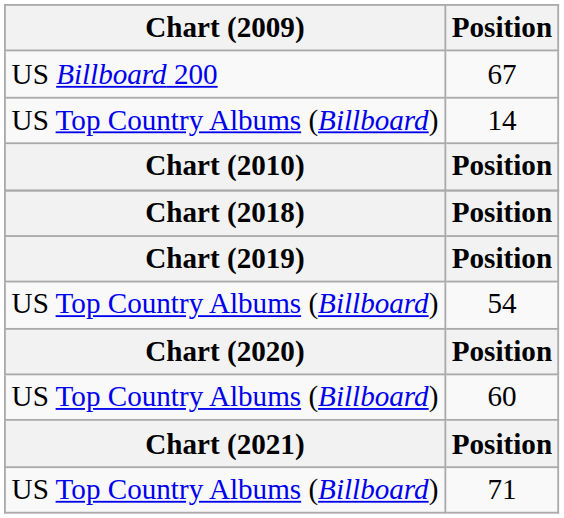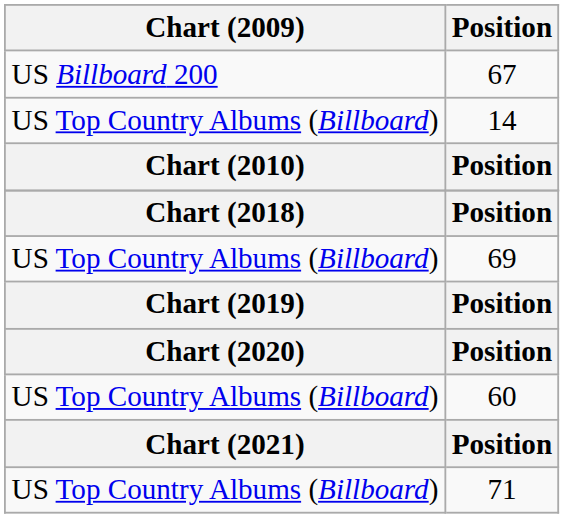+ row: (502, 258)
- row: (502, 304)
